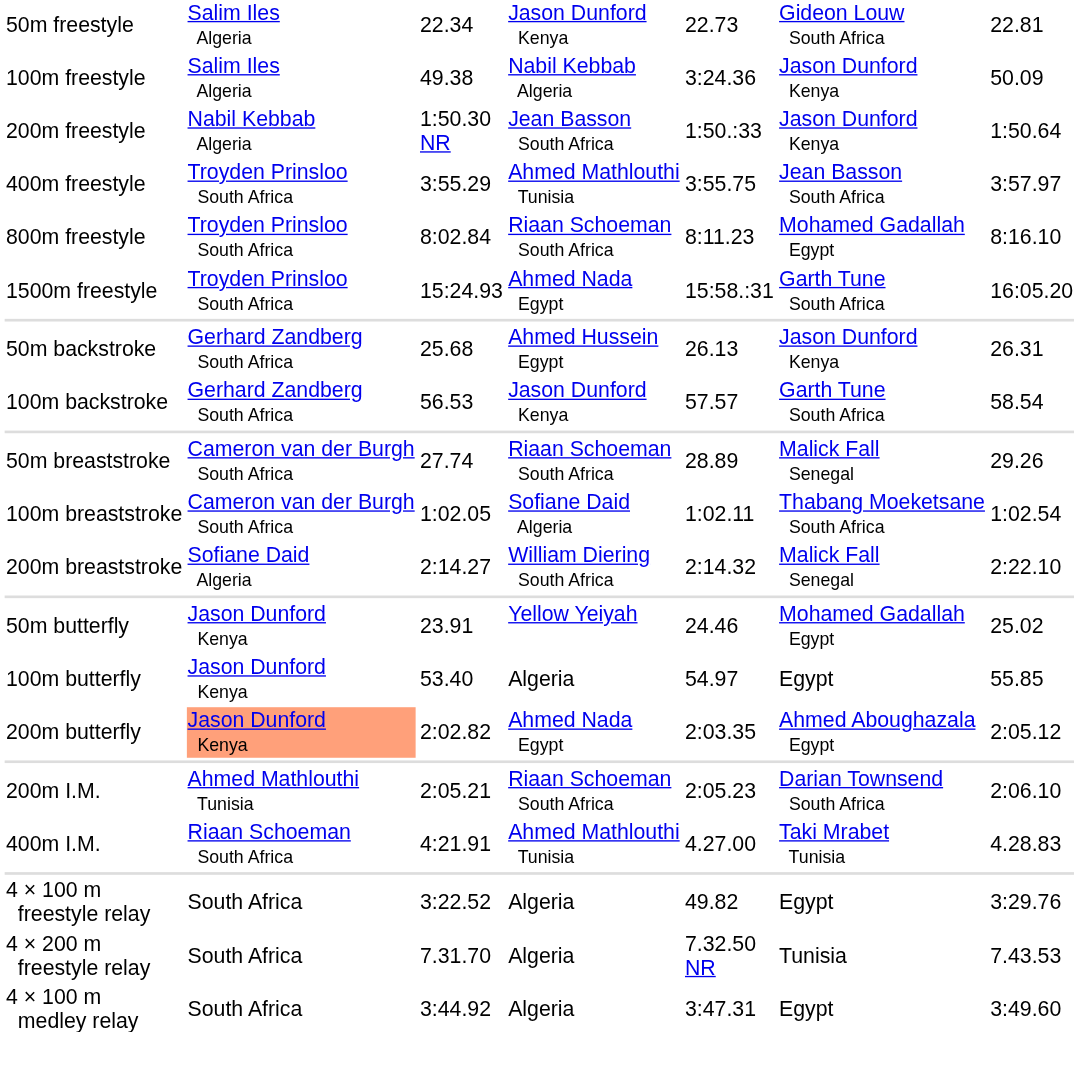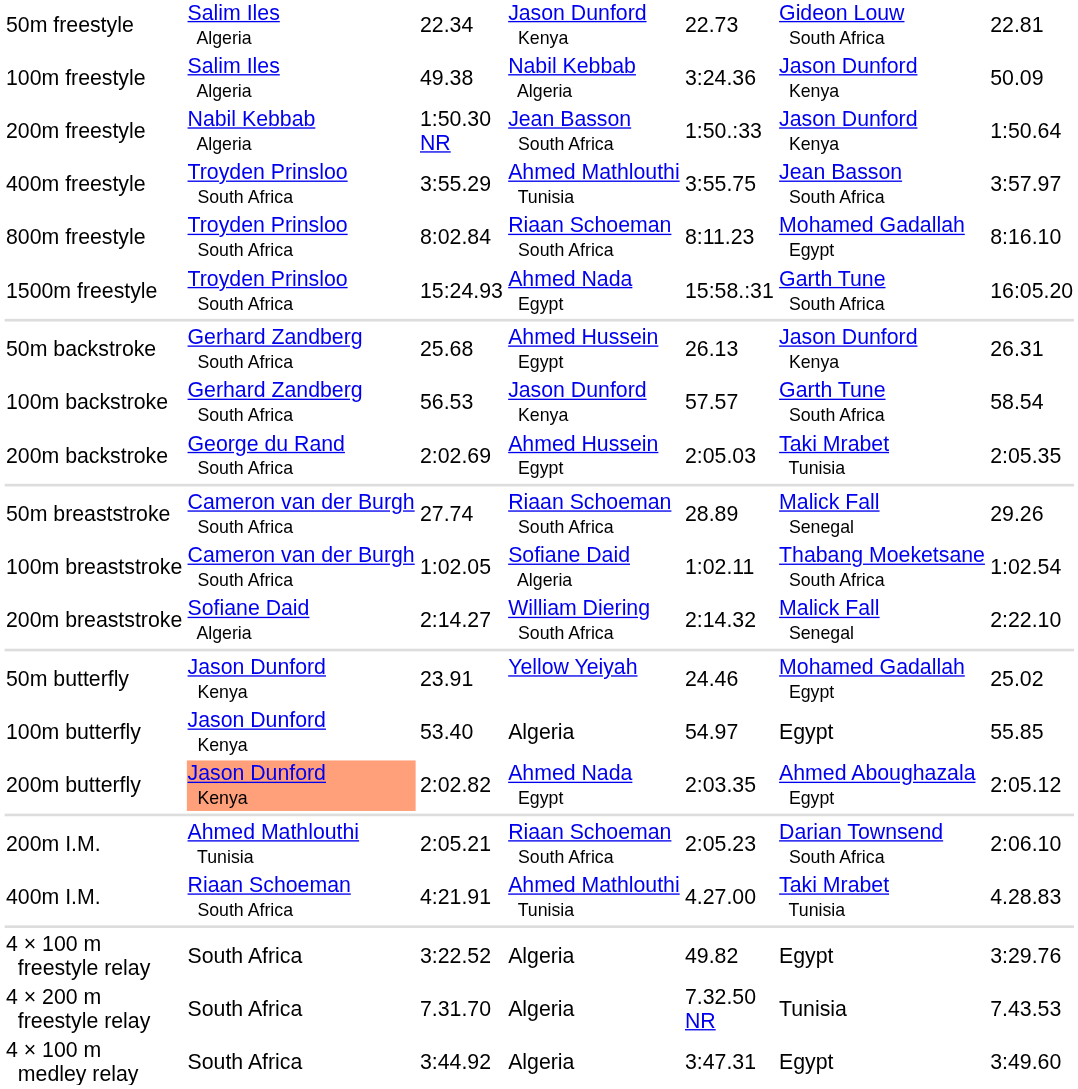+ row: (87, 455)
